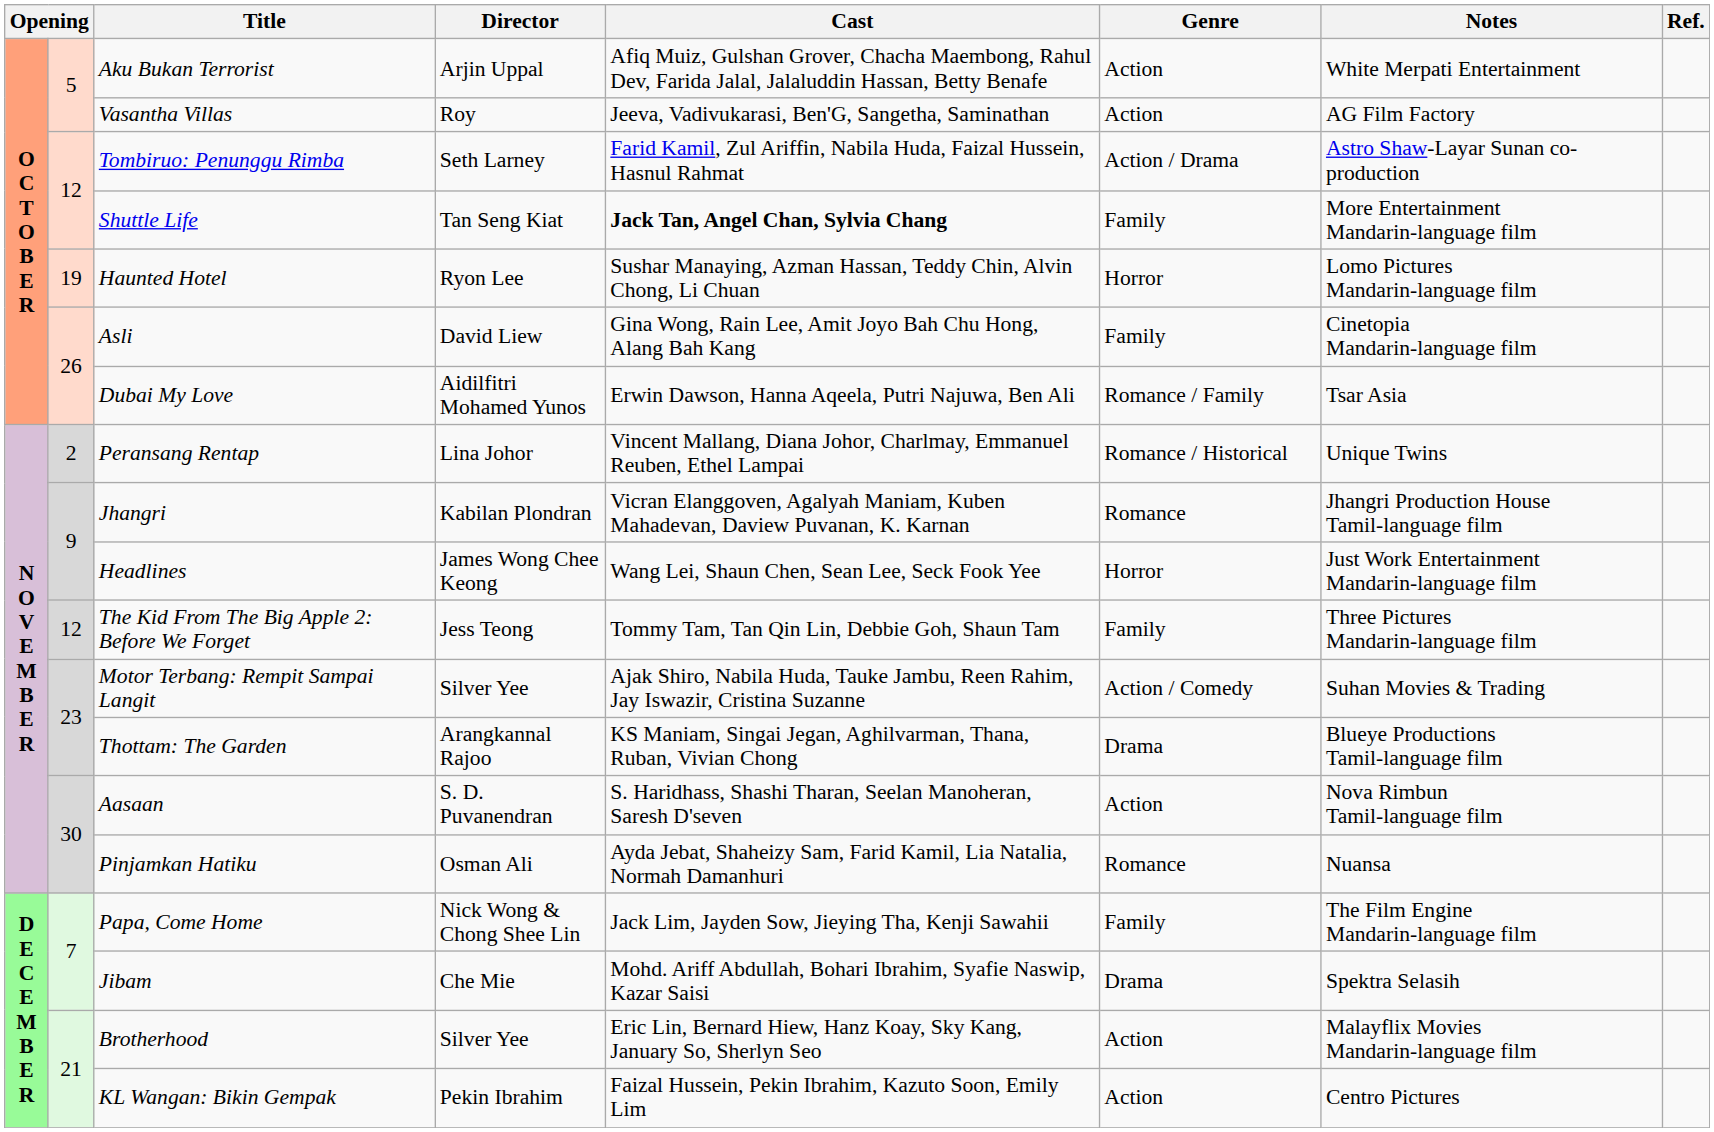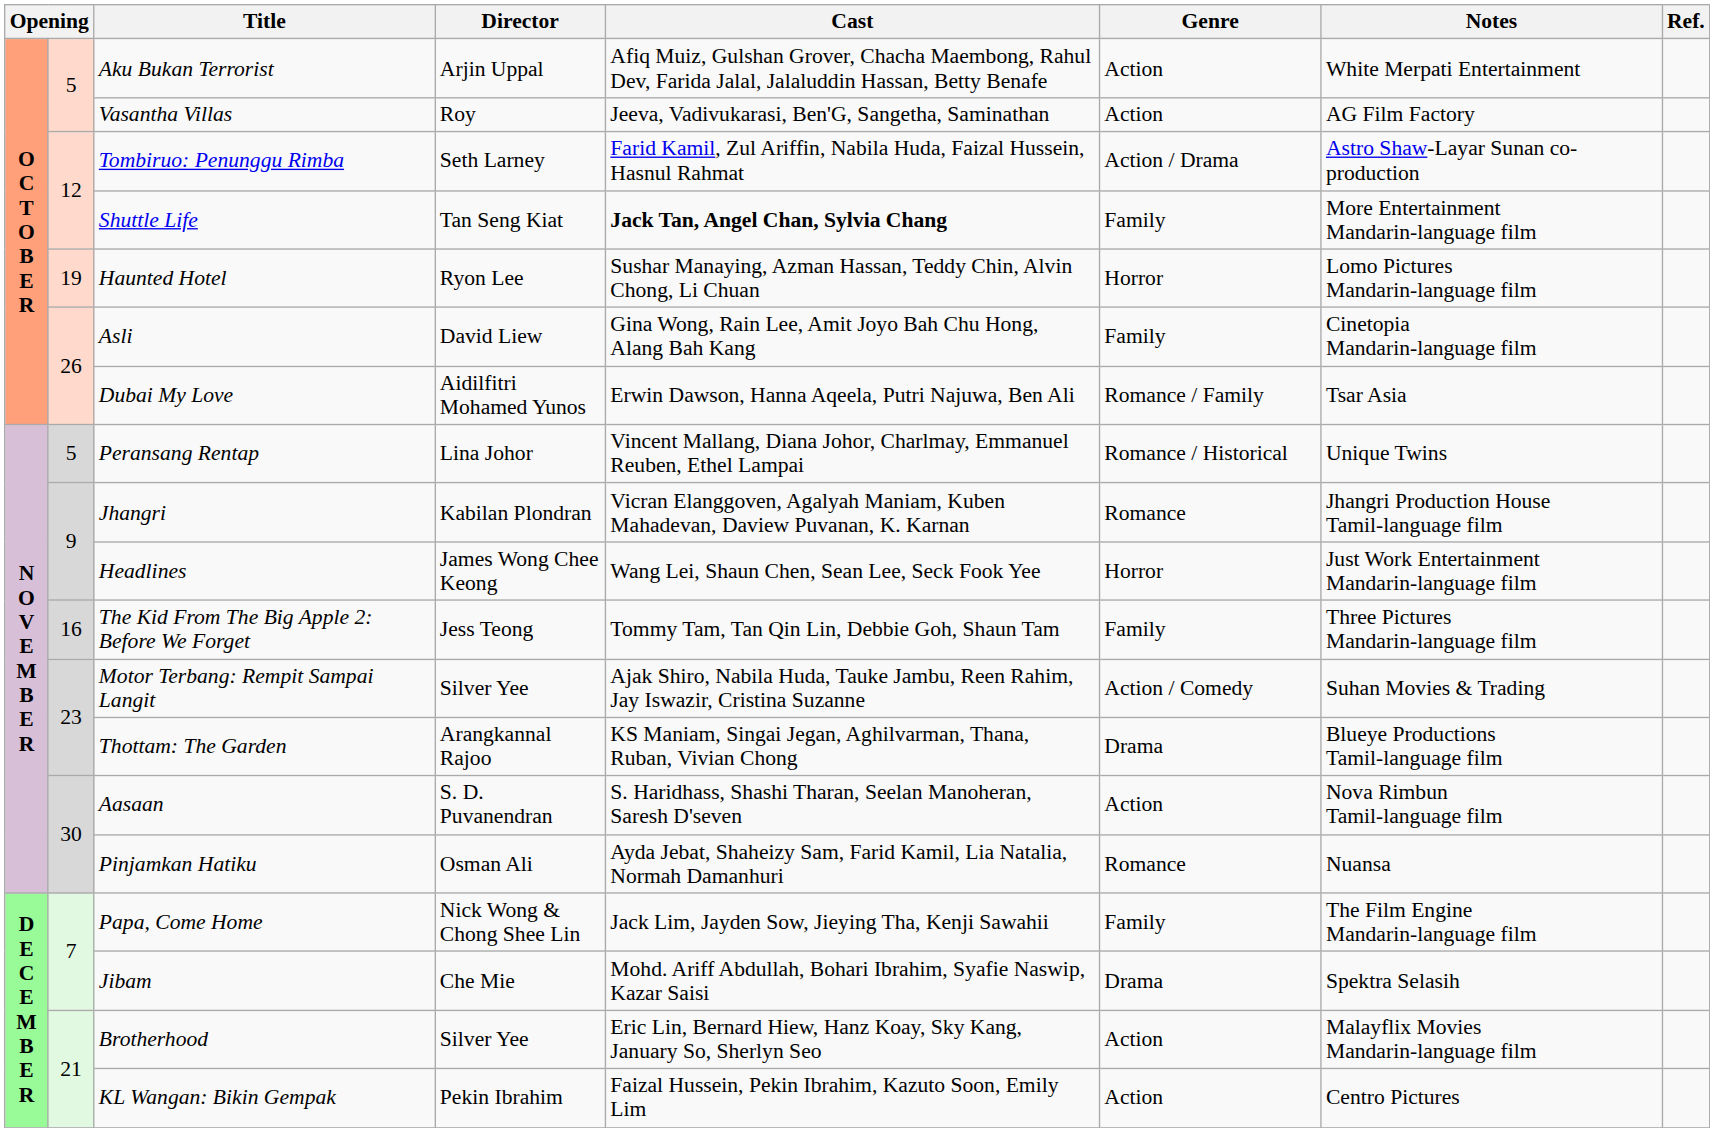(71, 453) 2 -> (71, 453) 5
(71, 629) 12 -> (71, 629) 16
